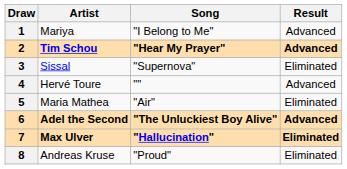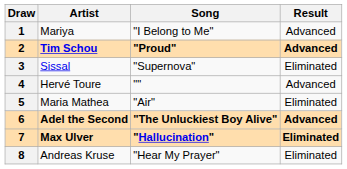(179, 48) "Hear My Prayer" -> (155, 48) "Proud"
(152, 155) "Proud" -> (176, 155) "Hear My Prayer"
